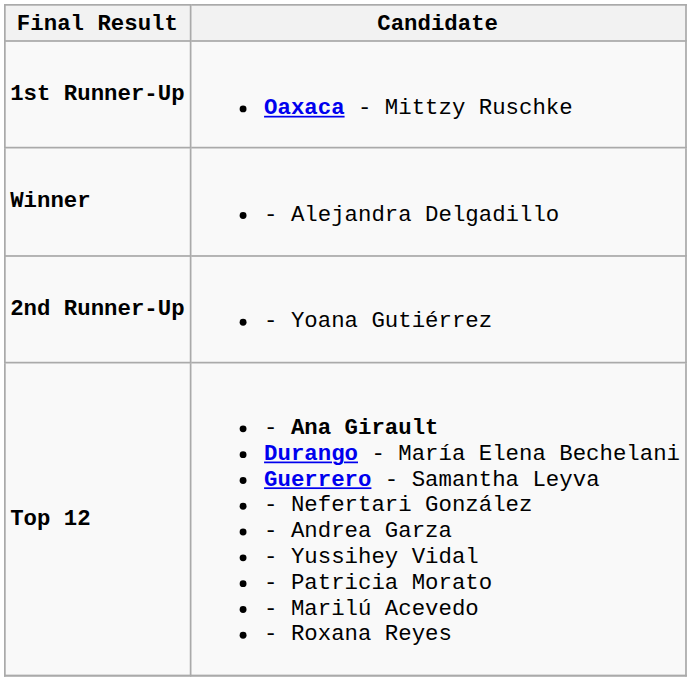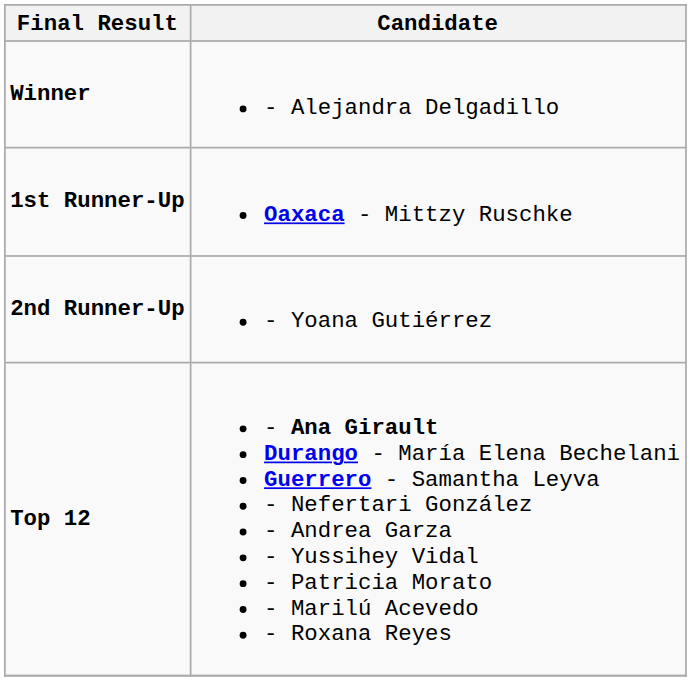rows swapped: (50, 202) <-> (97, 95)
